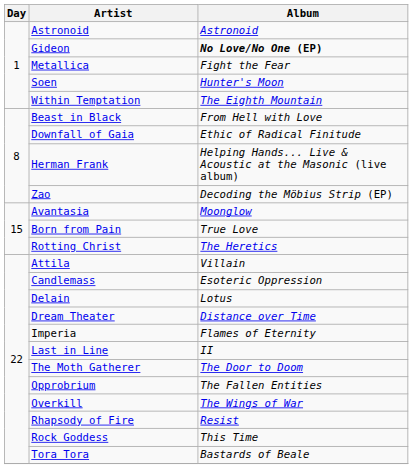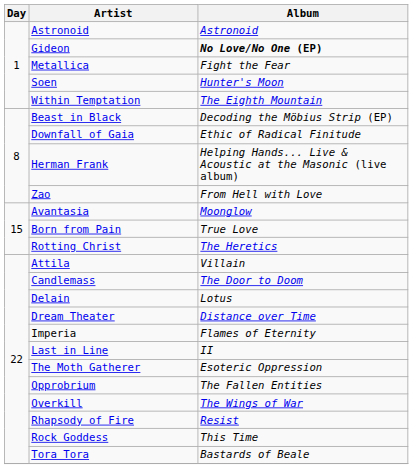(261, 117) From Hell with Love -> (297, 117) Decoding the Möbius Strip (EP)
(297, 194) Decoding the Möbius Strip (EP) -> (261, 194) From Hell with Love
(261, 281) Esoteric Oppression -> (252, 281) The Door to Doom
(252, 368) The Door to Doom -> (261, 368) Esoteric Oppression
